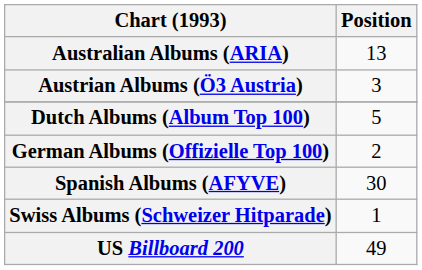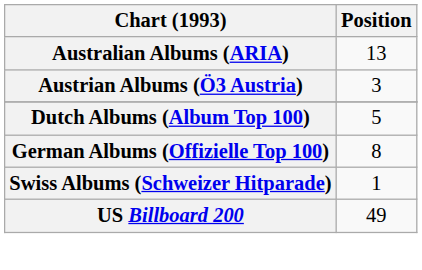(376, 150) 2 -> (376, 150) 8
- row: (170, 183)
